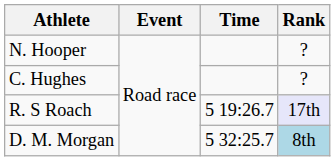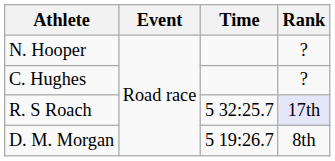(239, 110) 5 19:26.7 -> (239, 110) 5 32:25.7
(239, 140) 5 32:25.7 -> (239, 140) 5 19:26.7
(304, 140) lightblue background -> (304, 140) no background
